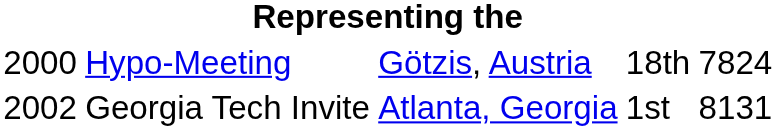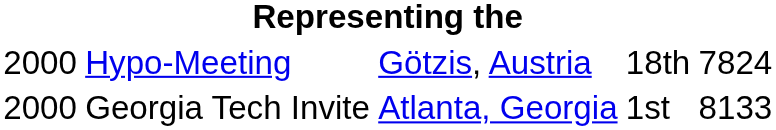(40, 108) 2002 -> (40, 108) 2000
(735, 108) 8131 -> (735, 108) 8133
